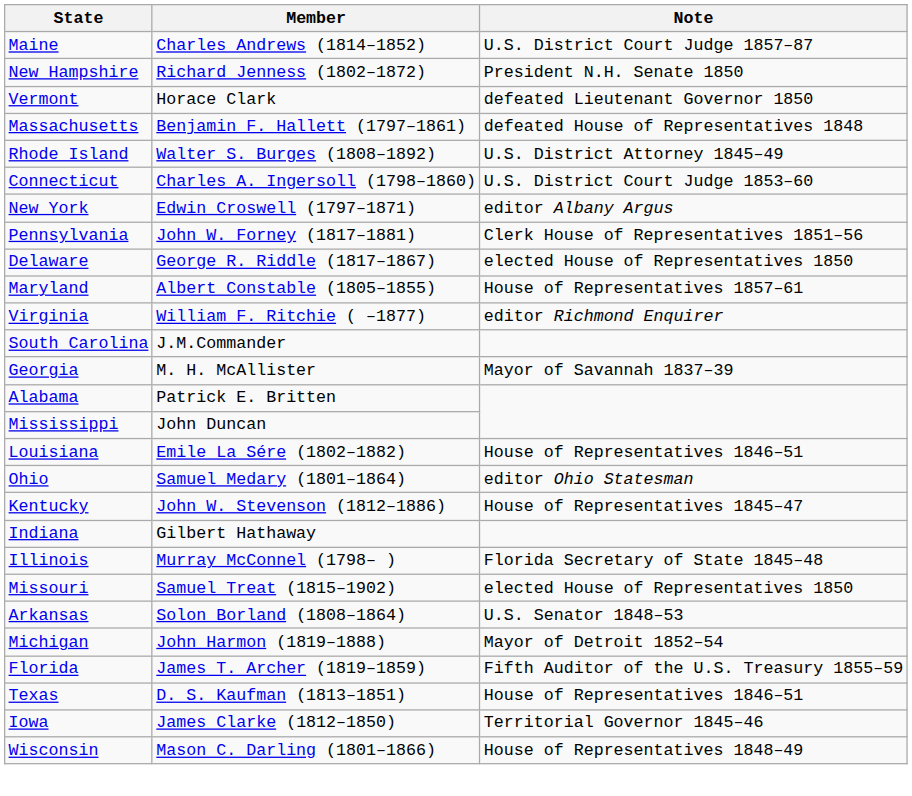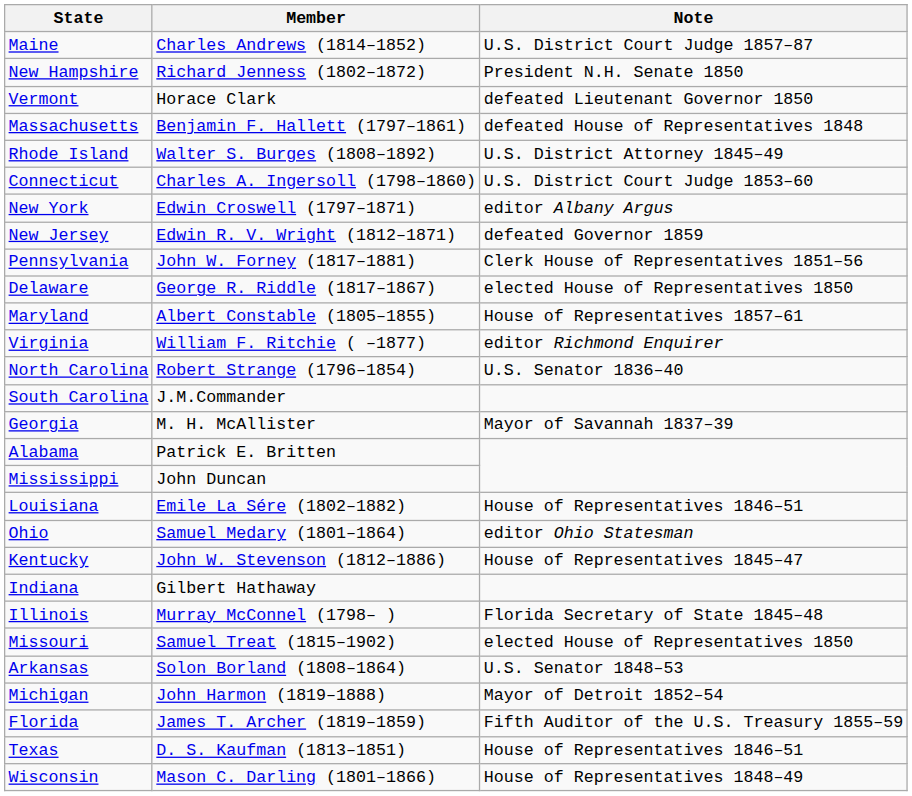+ row: (59, 235)
+ row: (78, 371)
- row: (29, 723)
